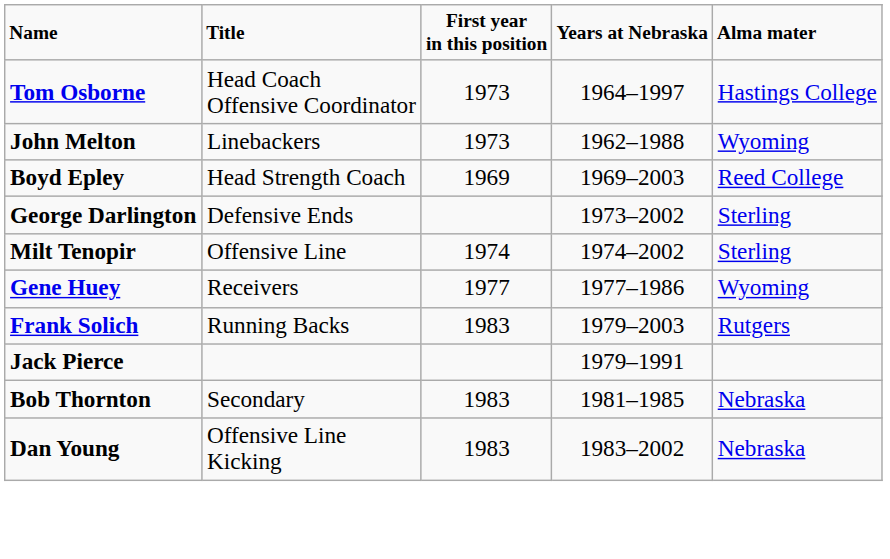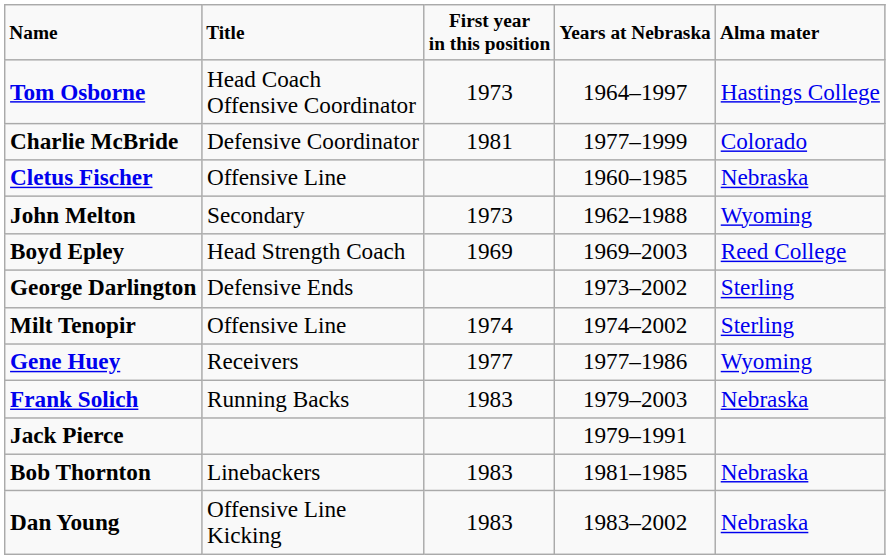+ row: (94, 141)
+ row: (81, 178)
(264, 141) Linebackers -> (256, 214) Secondary
(754, 325) Rutgers -> (765, 398) Nebraska
(256, 398) Secondary -> (264, 472) Linebackers
